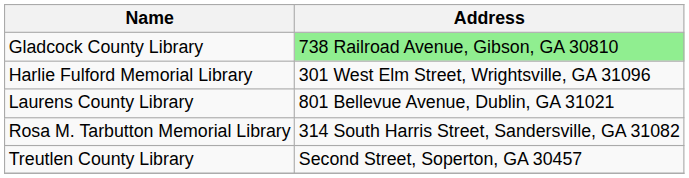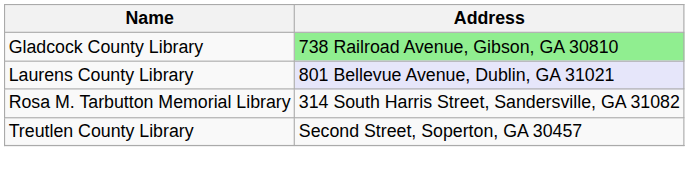- row: (131, 74)
(457, 103) no background -> (457, 74) lavender background
